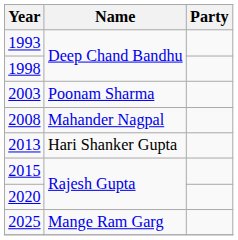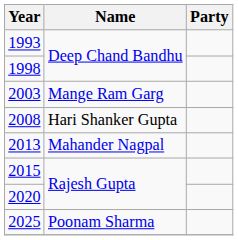(101, 94) Poonam Sharma -> (106, 94) Mange Ram Garg
(106, 119) Mahander Nagpal -> (113, 119) Hari Shanker Gupta
(113, 145) Hari Shanker Gupta -> (106, 145) Mahander Nagpal
(106, 222) Mange Ram Garg -> (101, 222) Poonam Sharma
